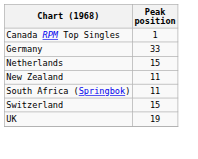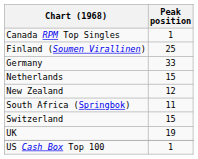+ row: (76, 49)
(155, 77) 11 -> (171, 91) 12
+ row: (55, 147)
